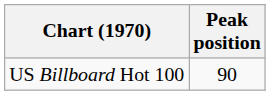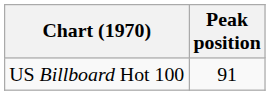(227, 74) 90 -> (227, 74) 91
